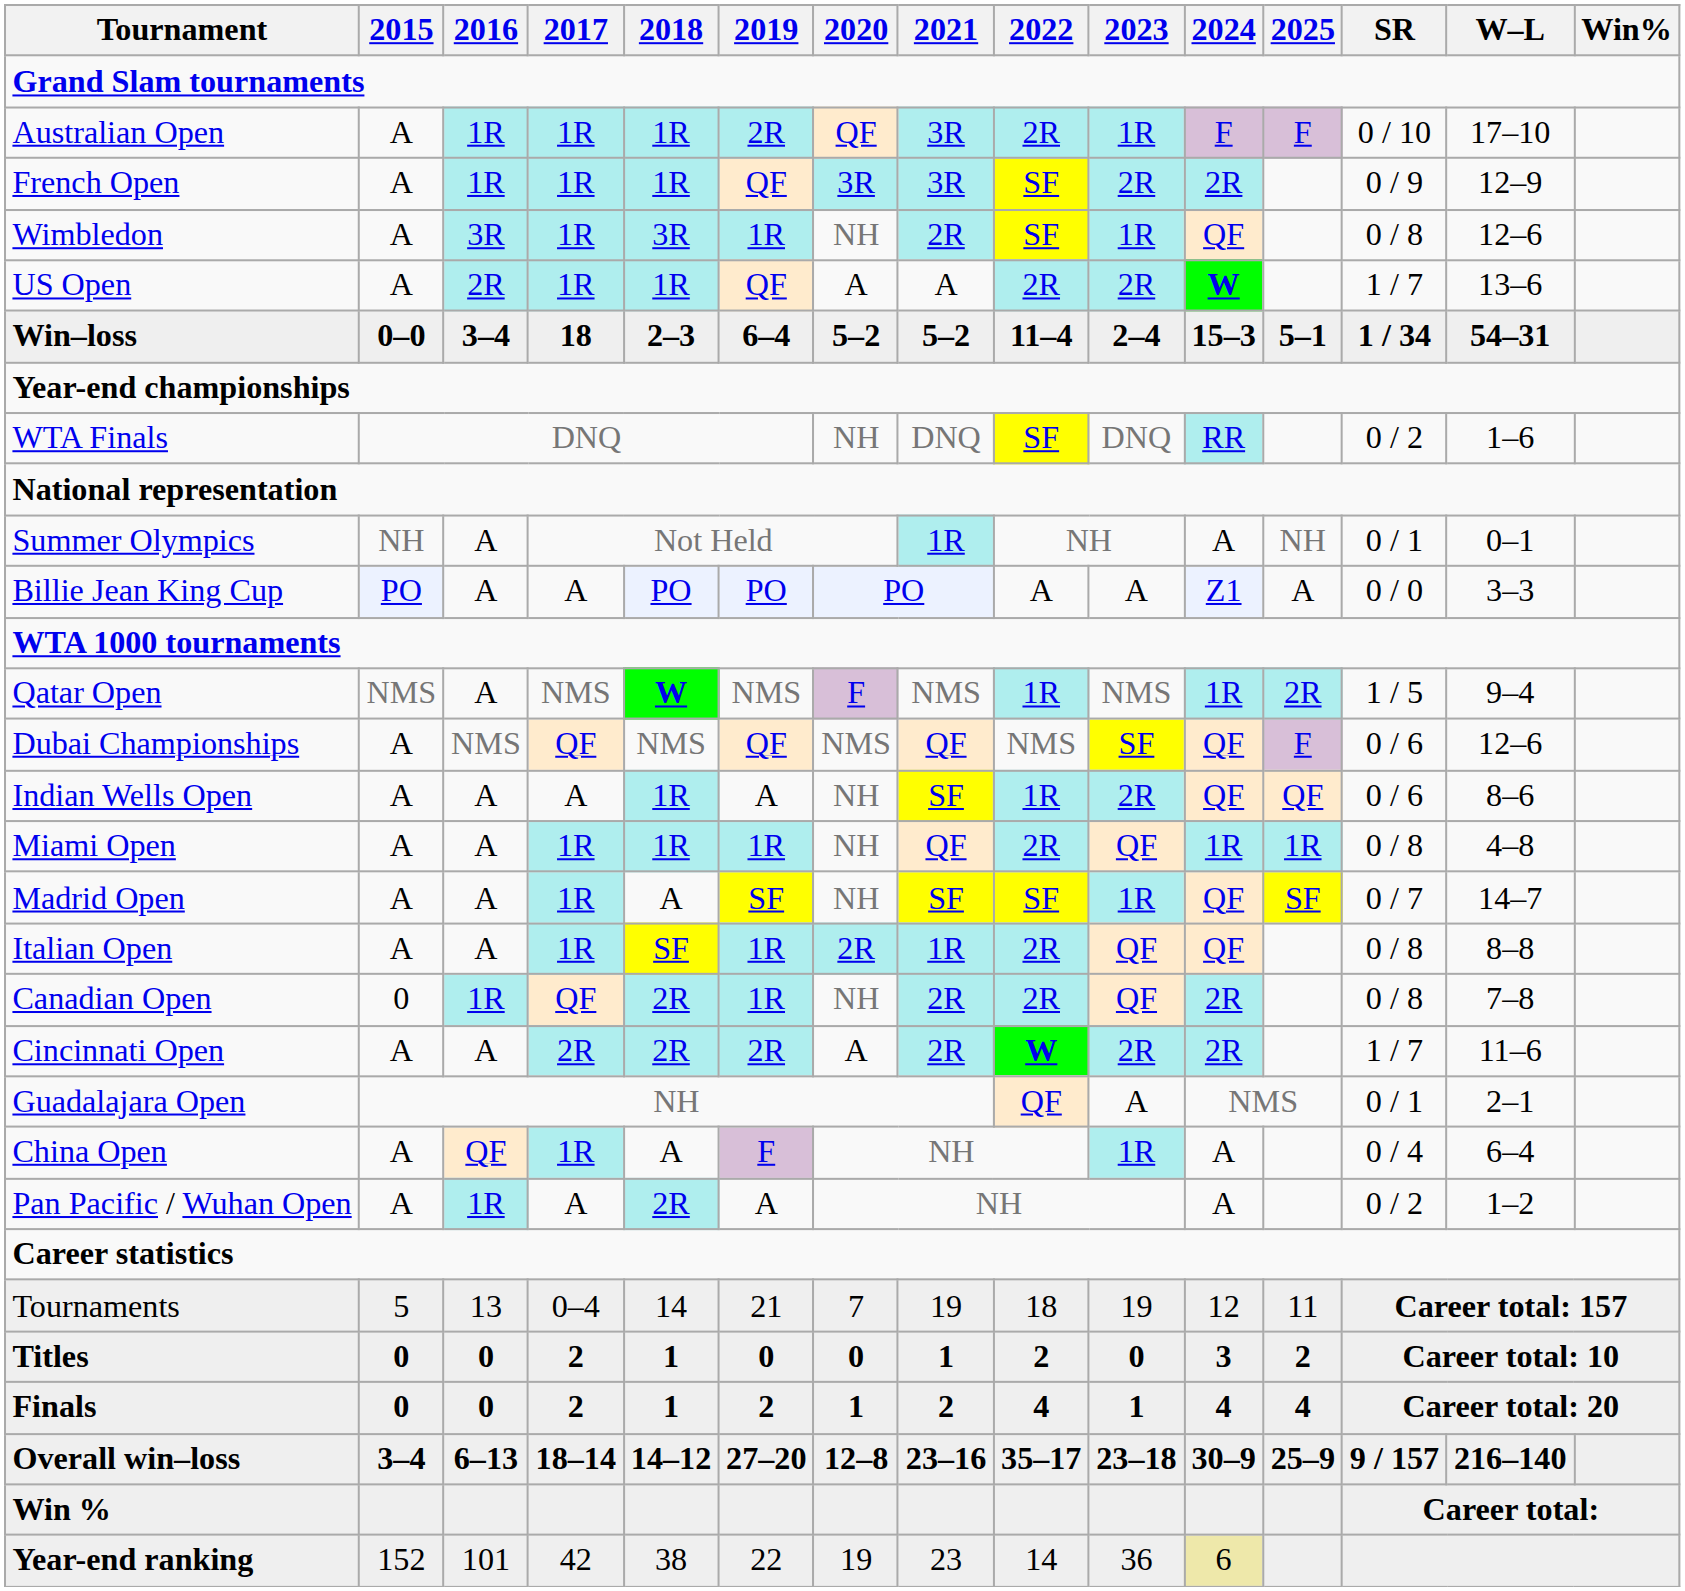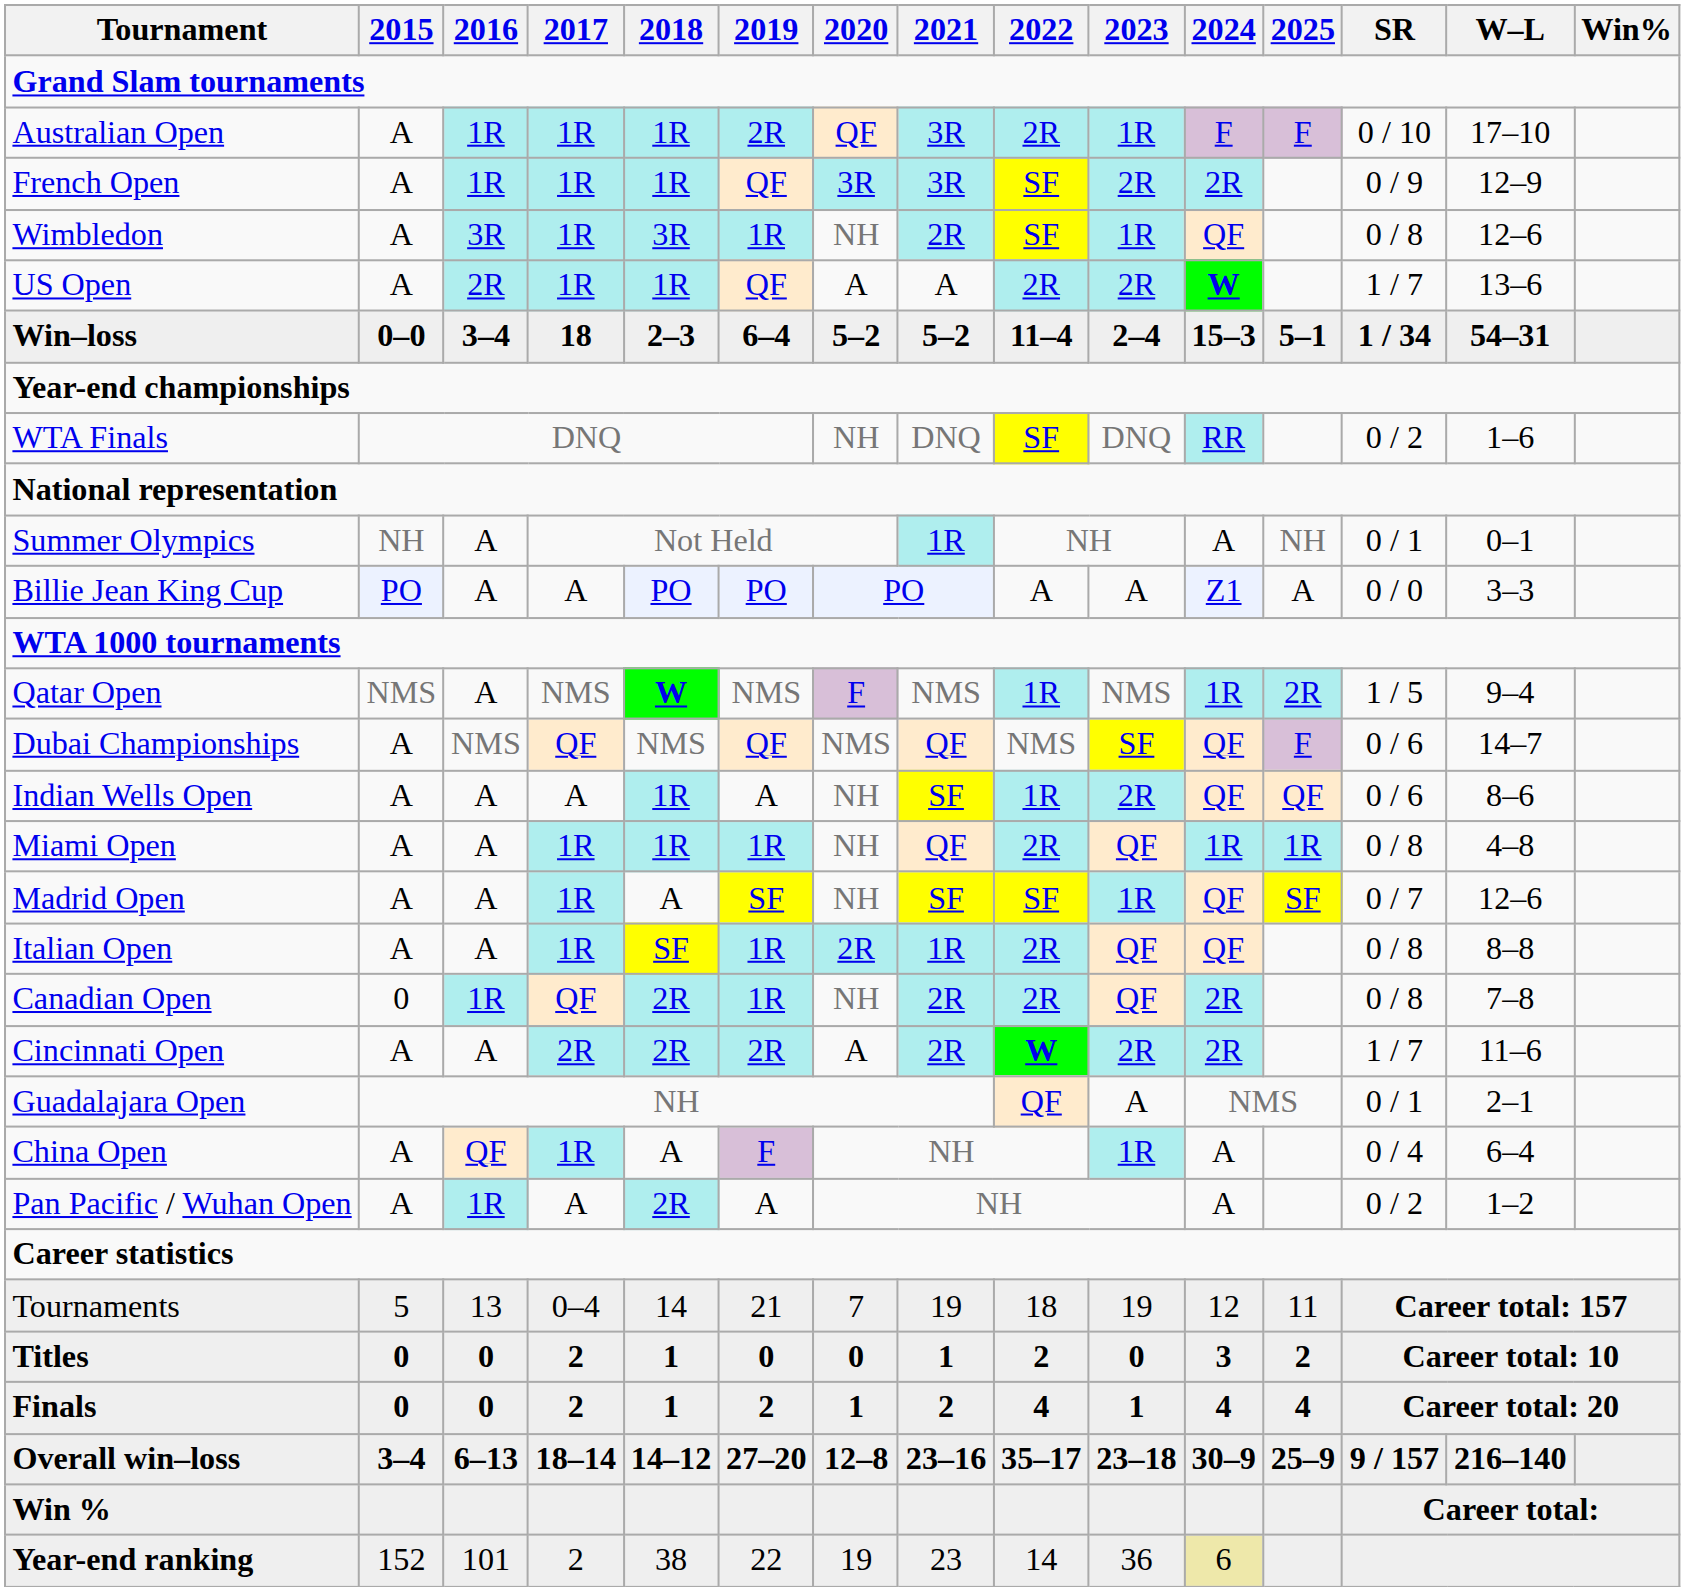(1510, 744) 12–6 -> (1510, 744) 14–7
(1510, 897) 14–7 -> (1510, 897) 12–6
(576, 1560) 42 -> (576, 1560) 2
